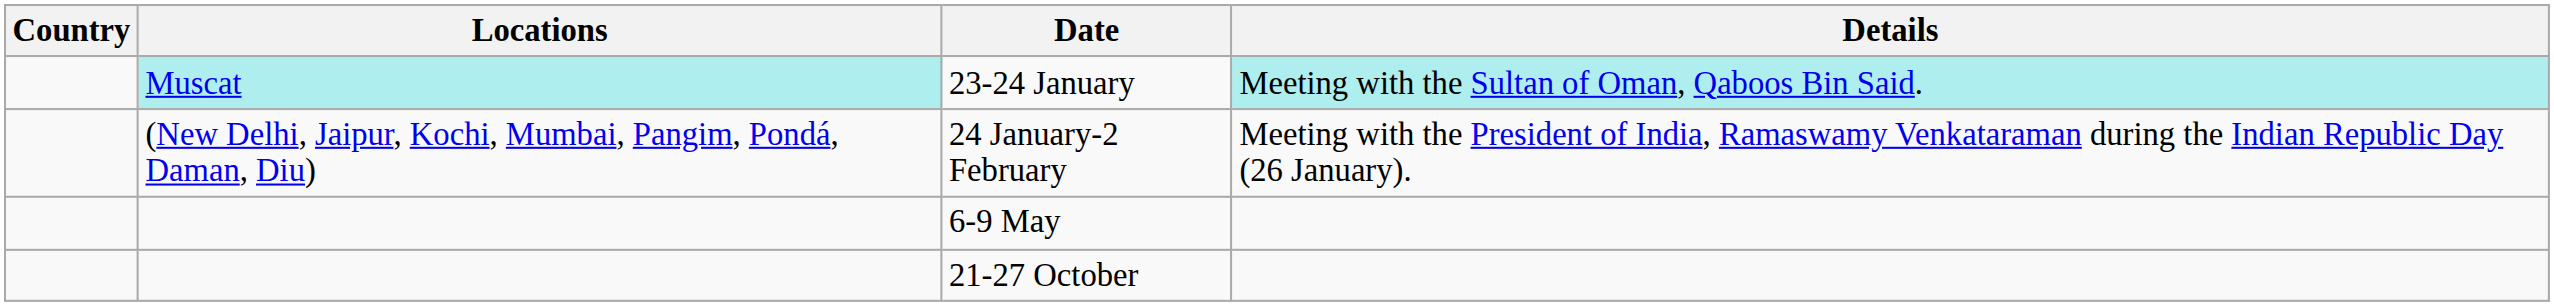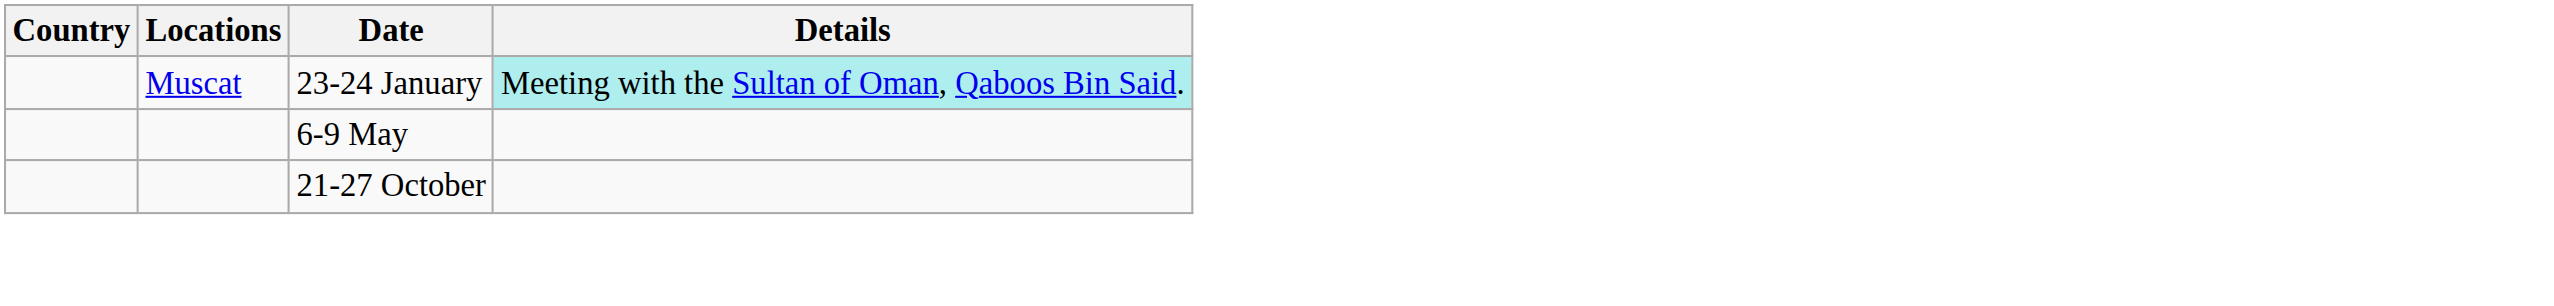(194, 82) paleturquoise background -> (194, 82) no background
- row: (1034, 152)
